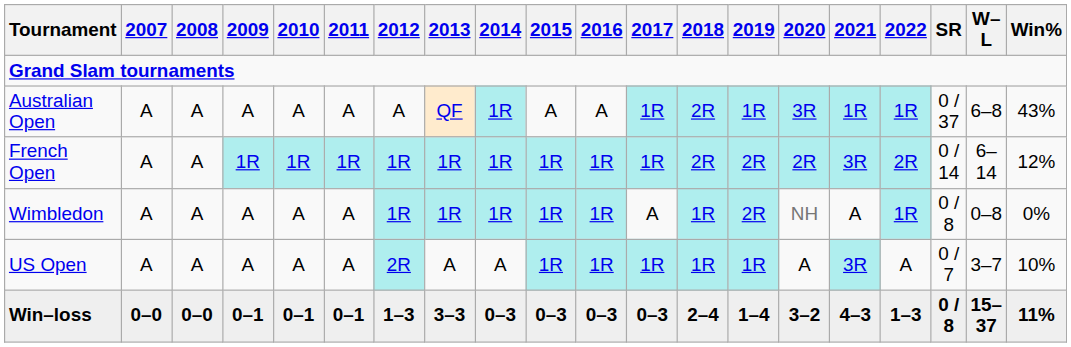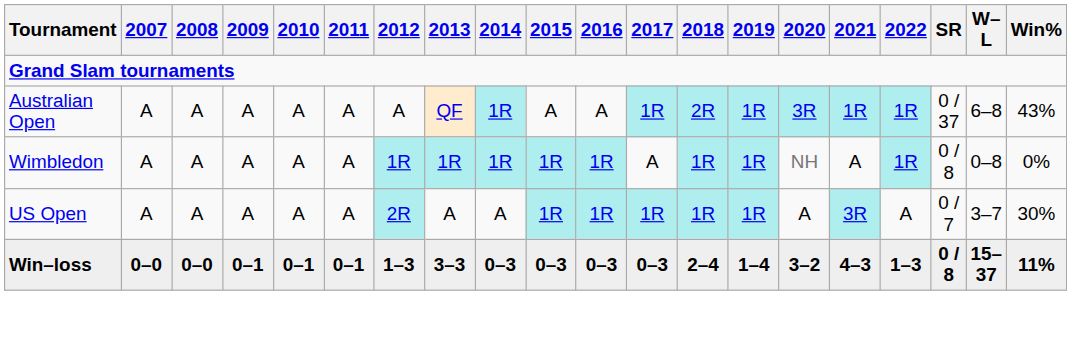- row: (38, 162)
(754, 213) 2R -> (754, 162) 1R
(1036, 264) 10% -> (1036, 213) 30%
